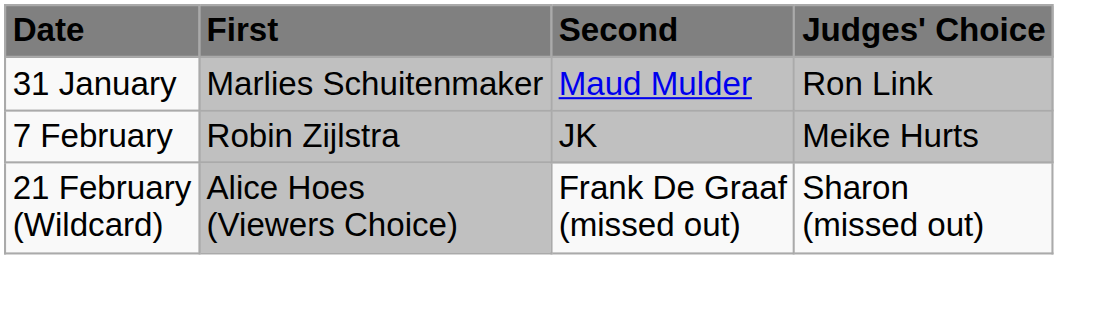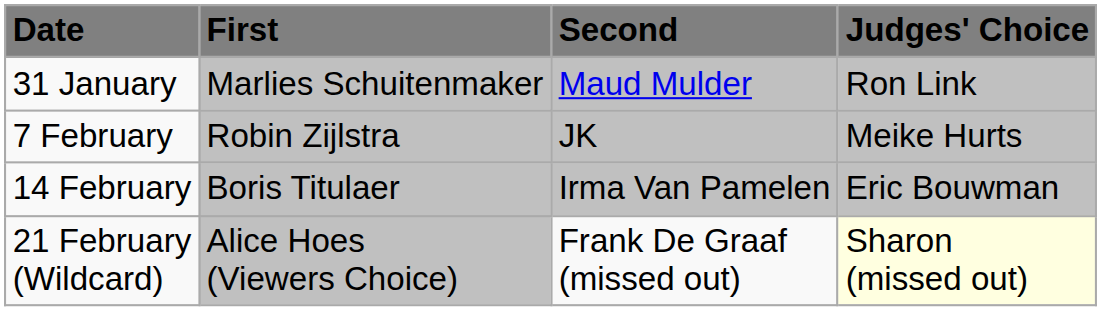+ row: (102, 188)
(893, 206) no background -> (937, 259) lightyellow background
